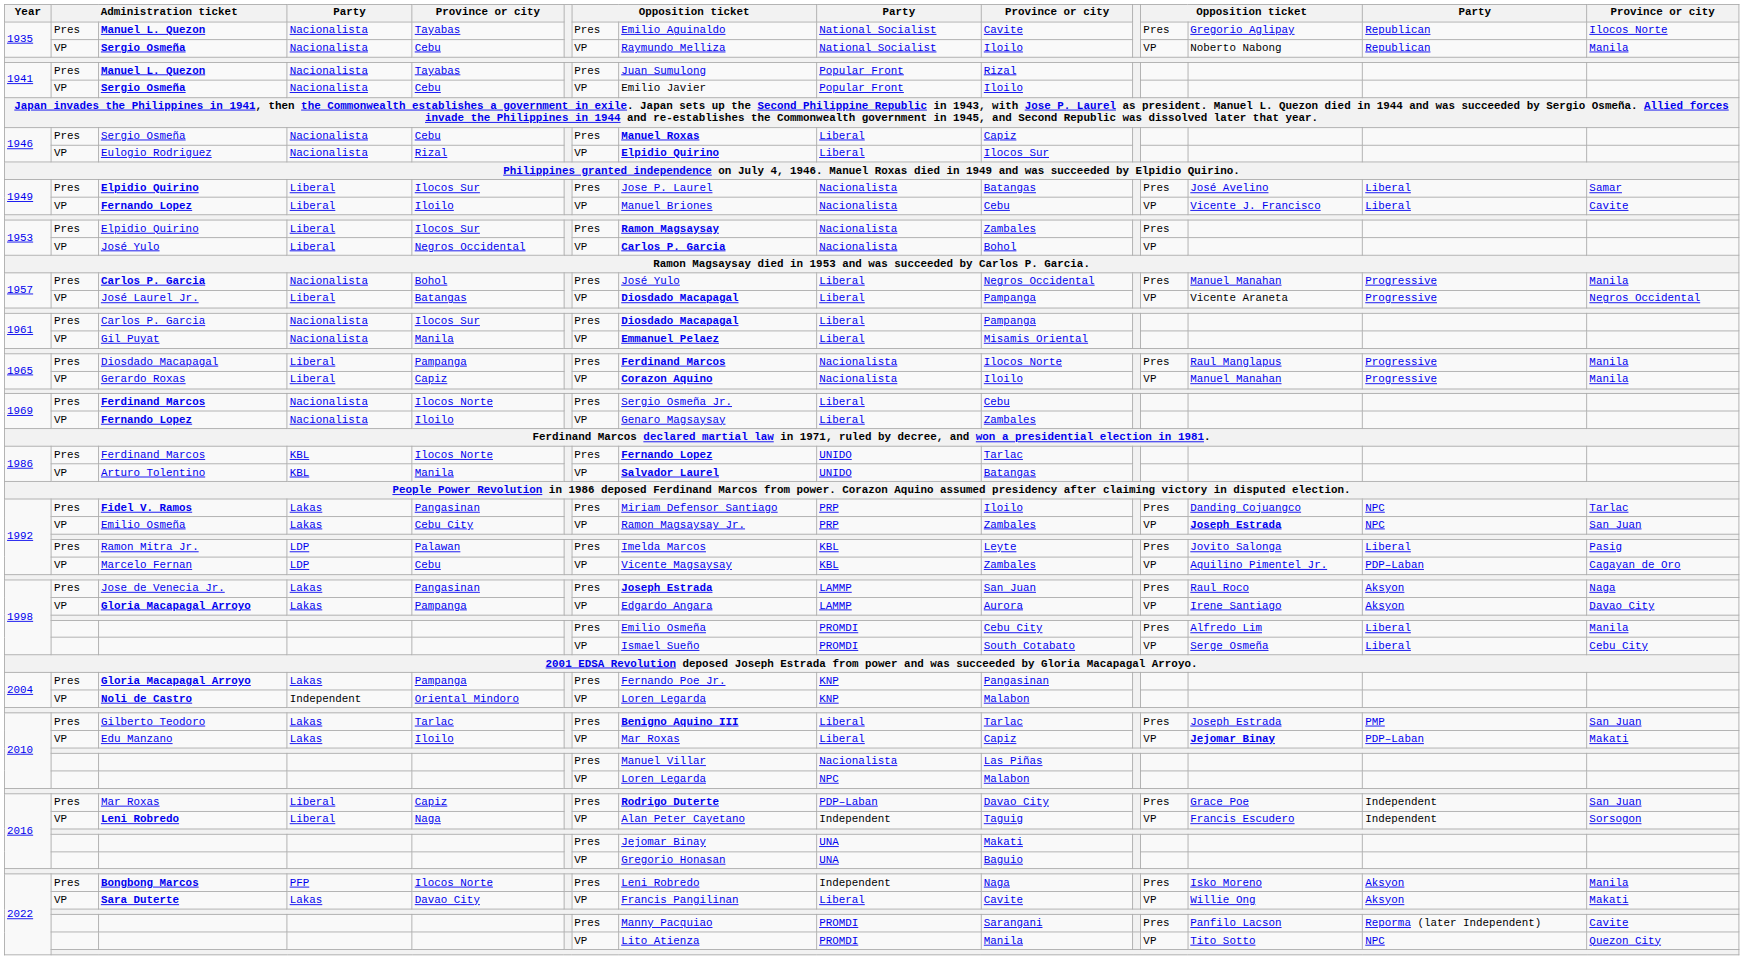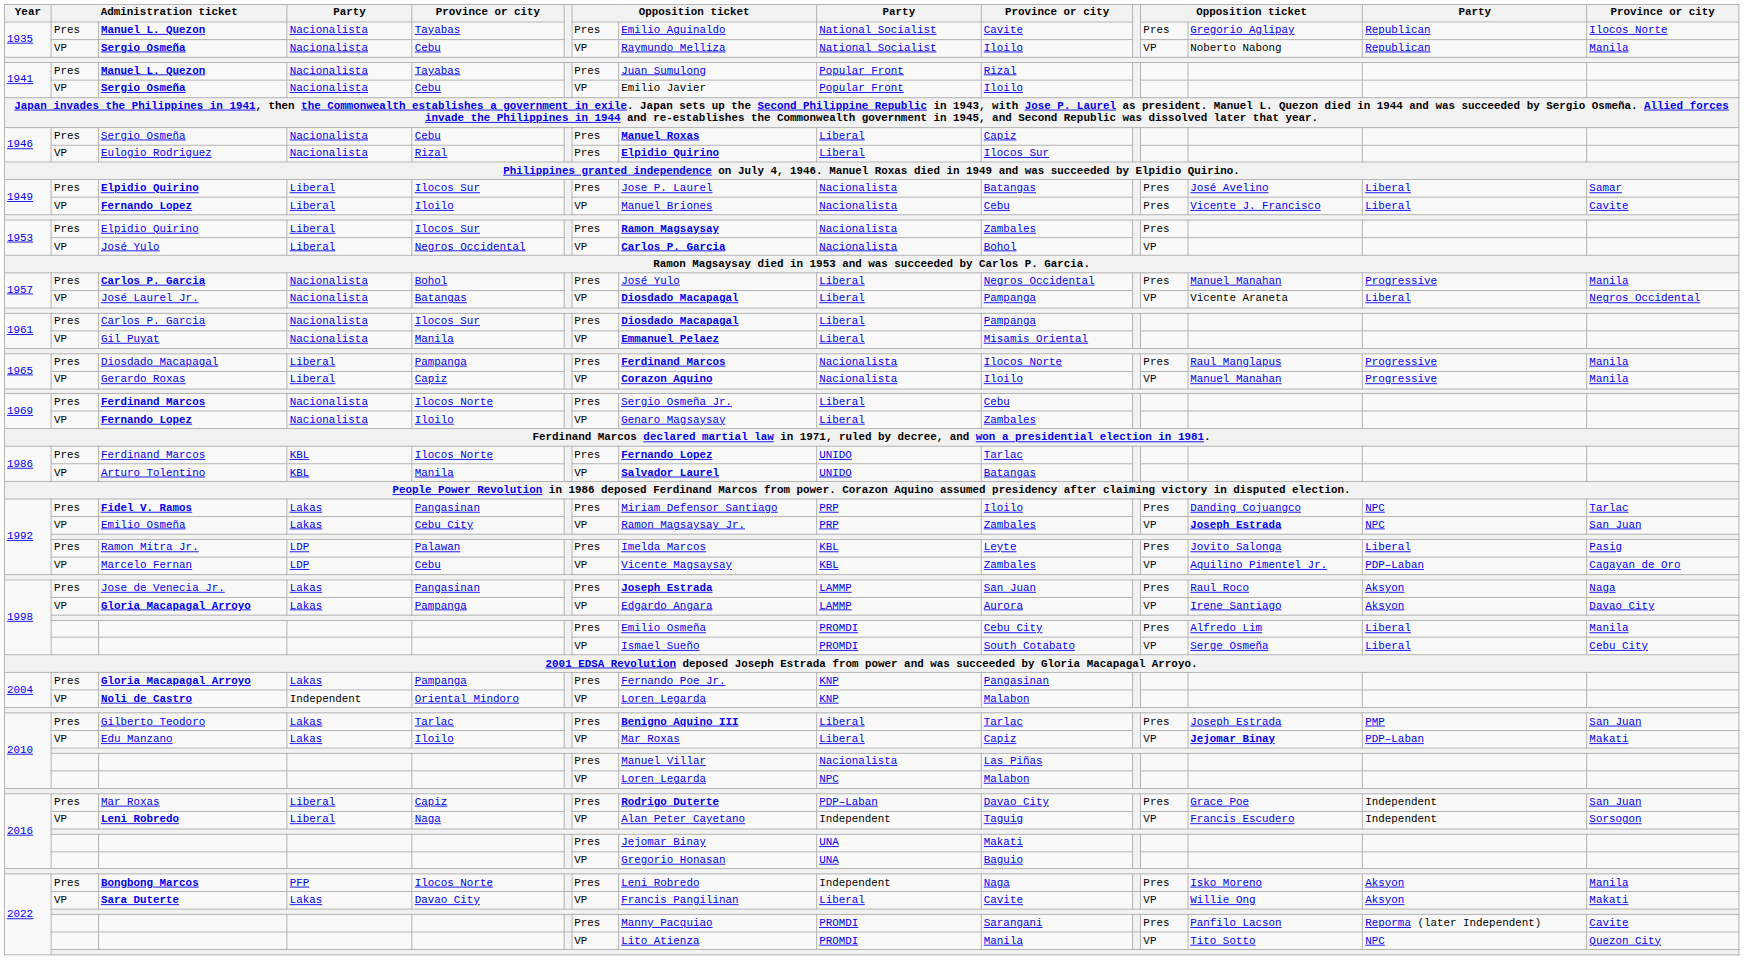(581, 154) VP -> (587, 154) Pres
(1150, 207) VP -> (1156, 207) Pres
(313, 300) Liberal -> (329, 300) Nacionalista
(1401, 300) Progressive -> (1388, 300) Liberal
